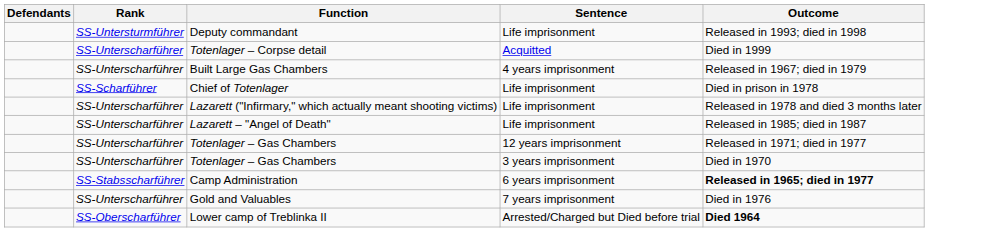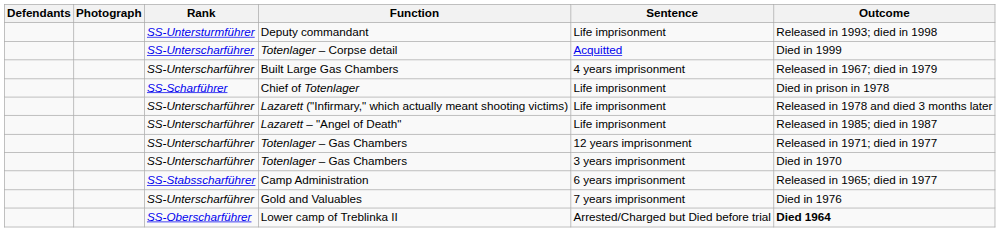+ column: (109, 13)
(789, 180) bold -> (857, 180) normal
